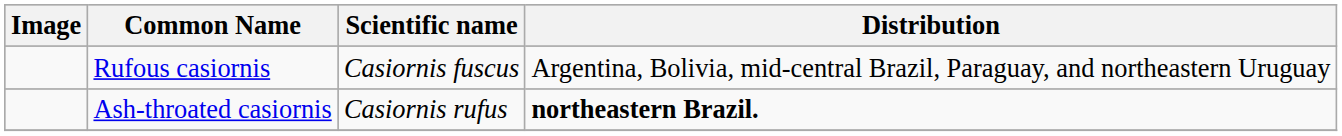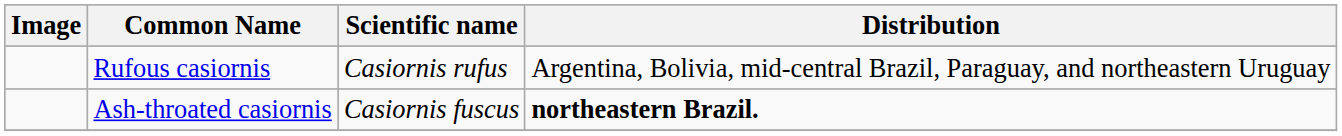(432, 67) Casiornis fuscus -> (426, 67) Casiornis rufus
(426, 109) Casiornis rufus -> (432, 109) Casiornis fuscus
